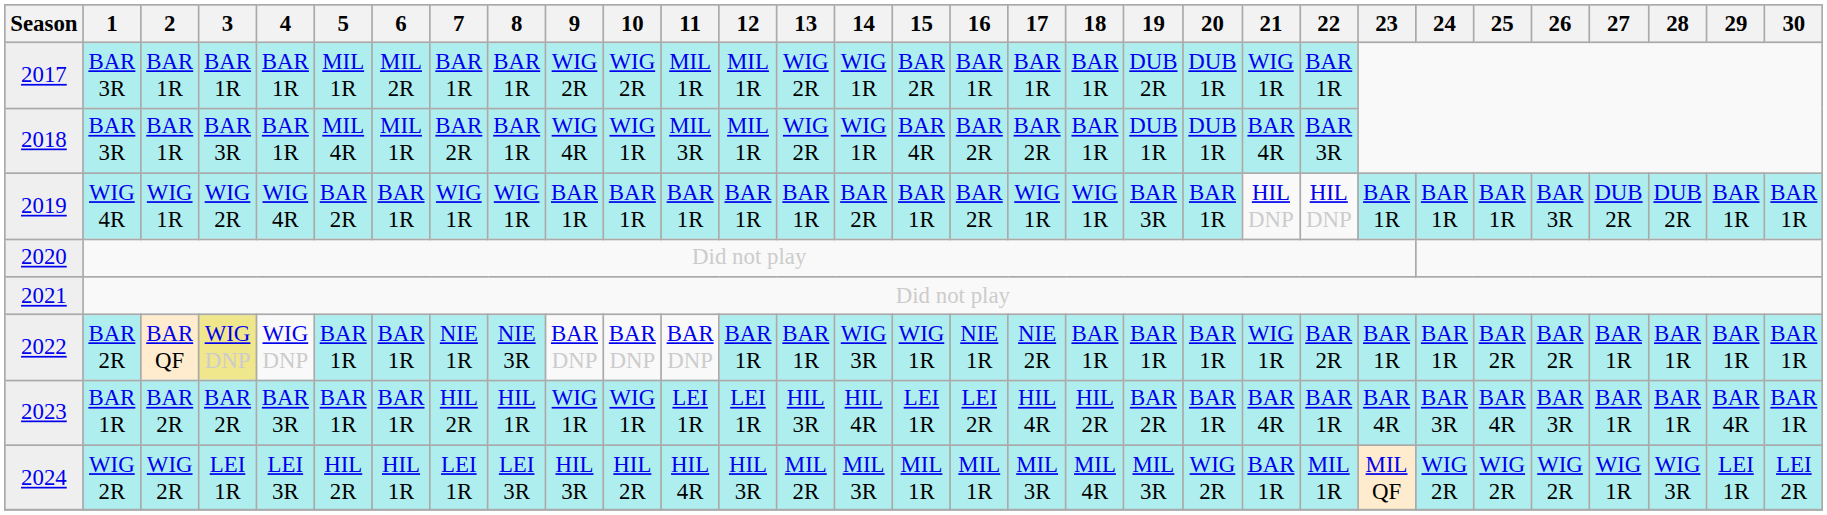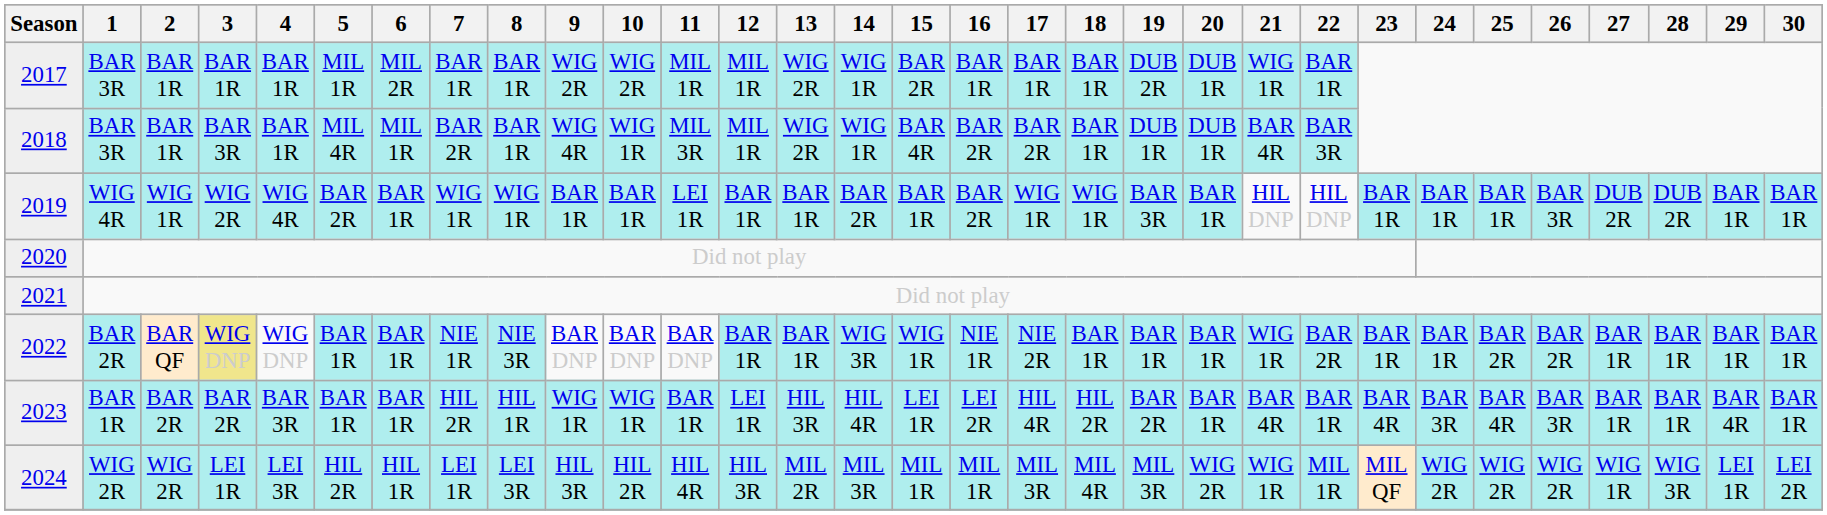(690, 205) BAR 1R -> (690, 205) LEI 1R
(690, 412) LEI 1R -> (690, 412) BAR 1R
(1271, 477) BAR 1R -> (1271, 477) WIG 1R
